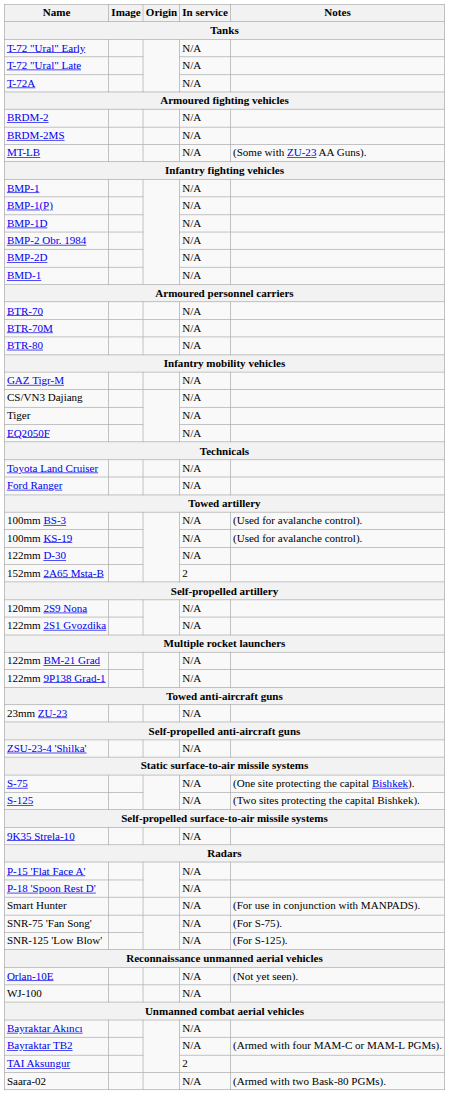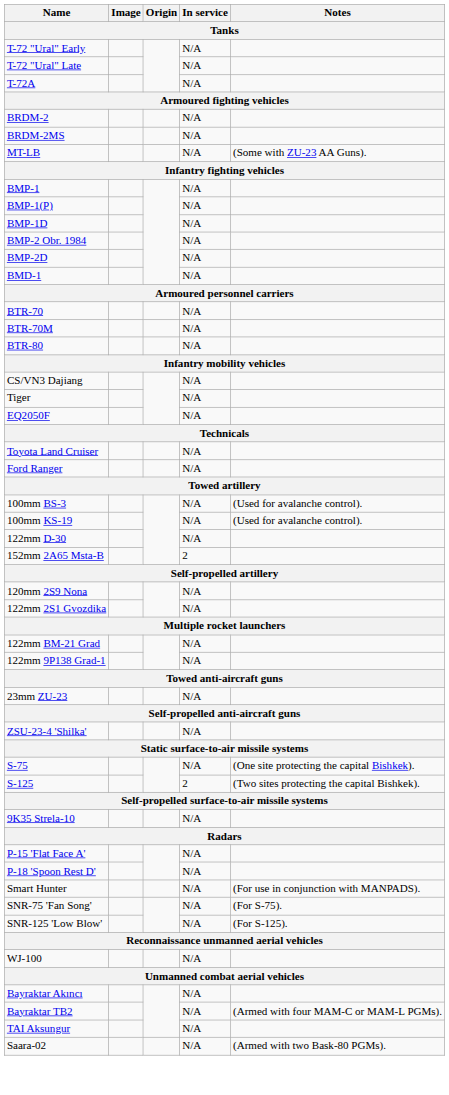- row: (35, 380)
(192, 801) N/A -> (185, 783) 2
- row: (30, 976)
(185, 1063) 2 -> (192, 1028) N/A
